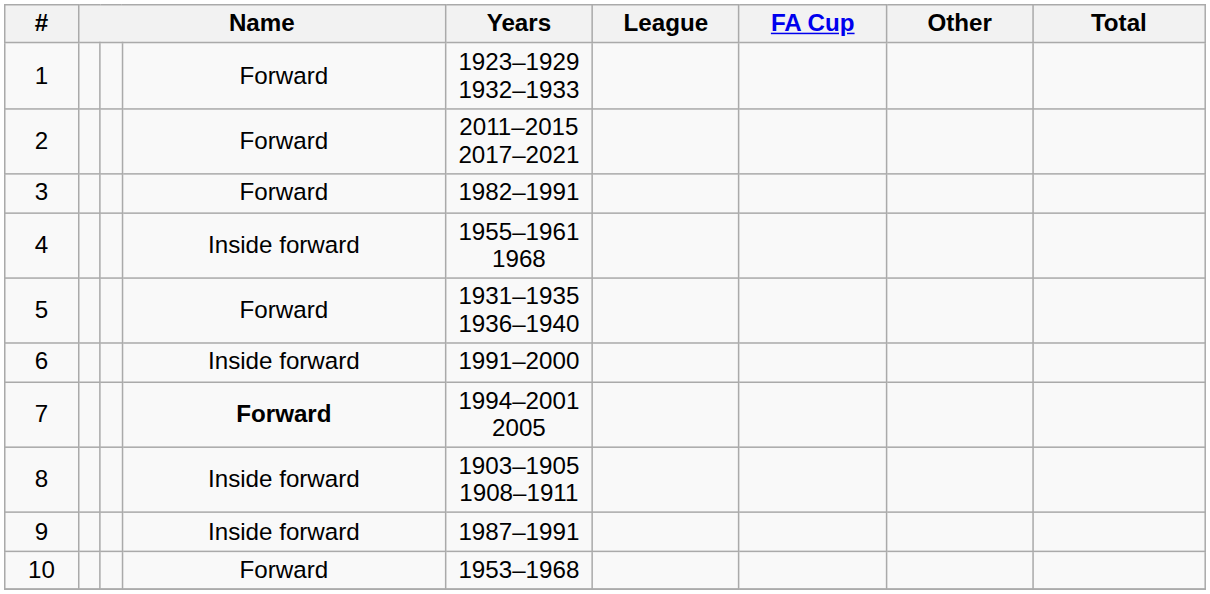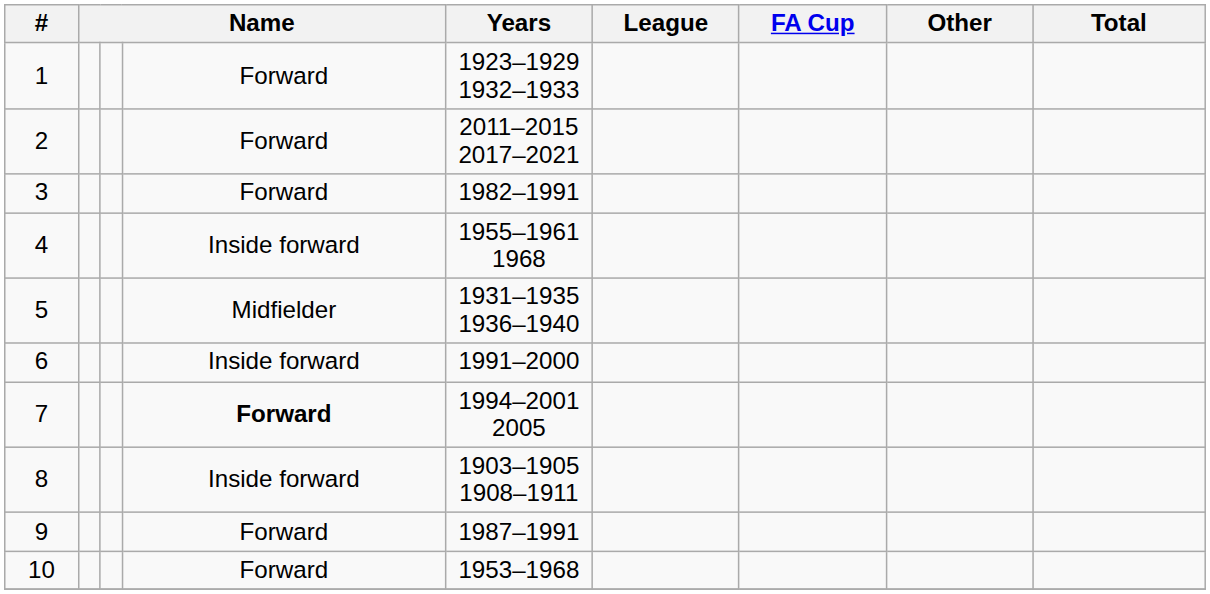(284, 310) Forward -> (284, 310) Midfielder
(284, 531) Inside forward -> (284, 531) Forward
